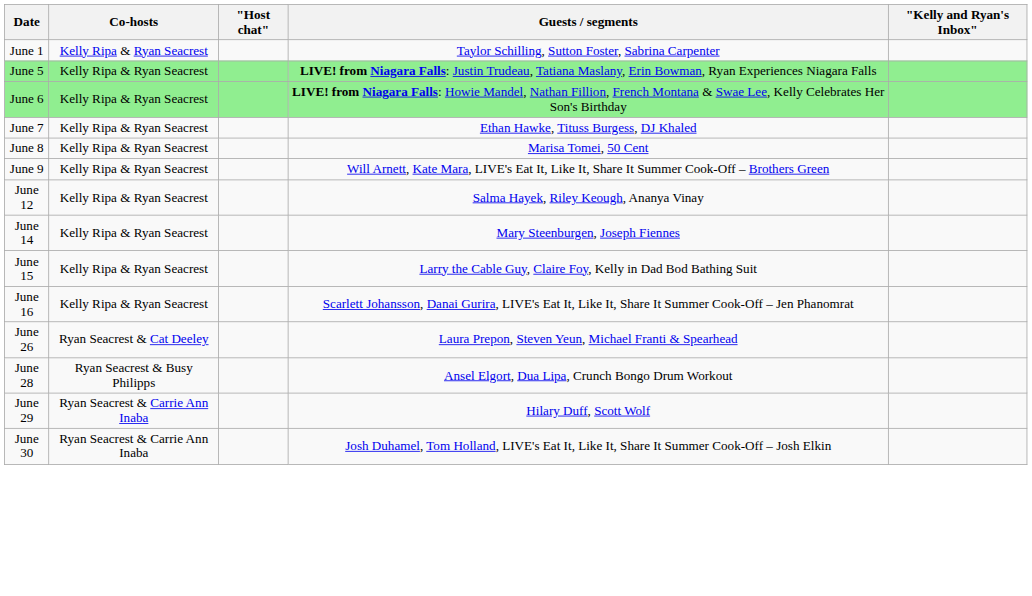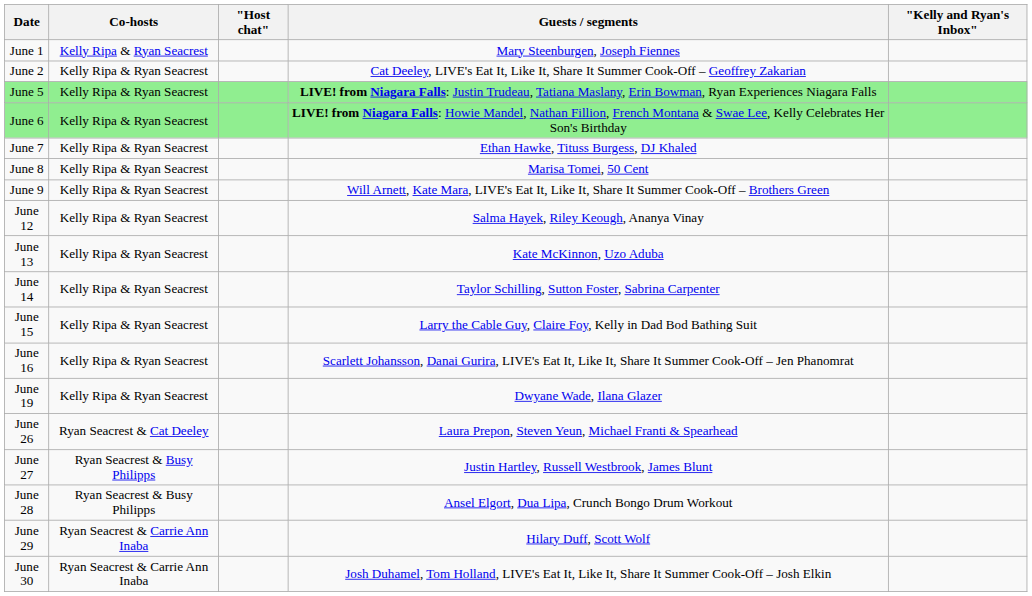(588, 50) Taylor Schilling, Sutton Foster, Sabrina Carpenter -> (588, 50) Mary Steenburgen, Joseph Fiennes
+ row: (27, 71)
+ row: (27, 253)
(588, 233) Mary Steenburgen, Joseph Fiennes -> (588, 289) Taylor Schilling, Sutton Foster, Sabrina Carpenter
+ row: (27, 396)
+ row: (27, 467)
